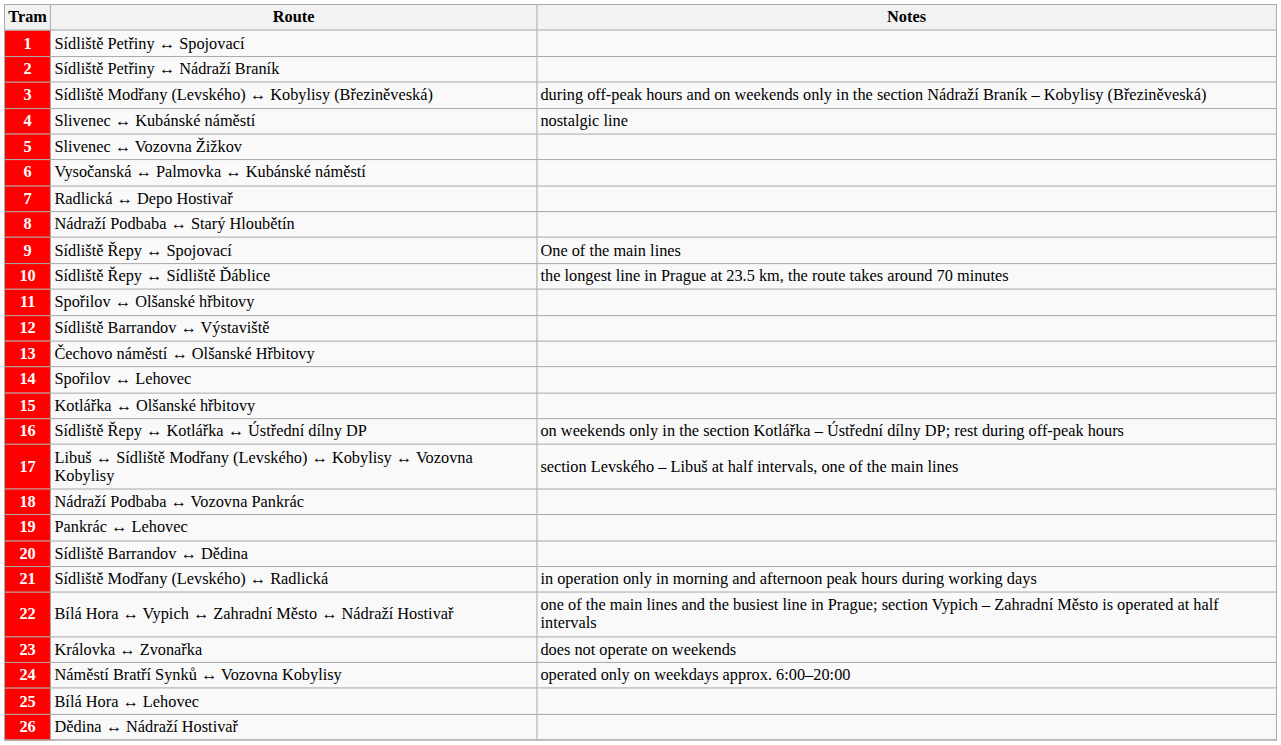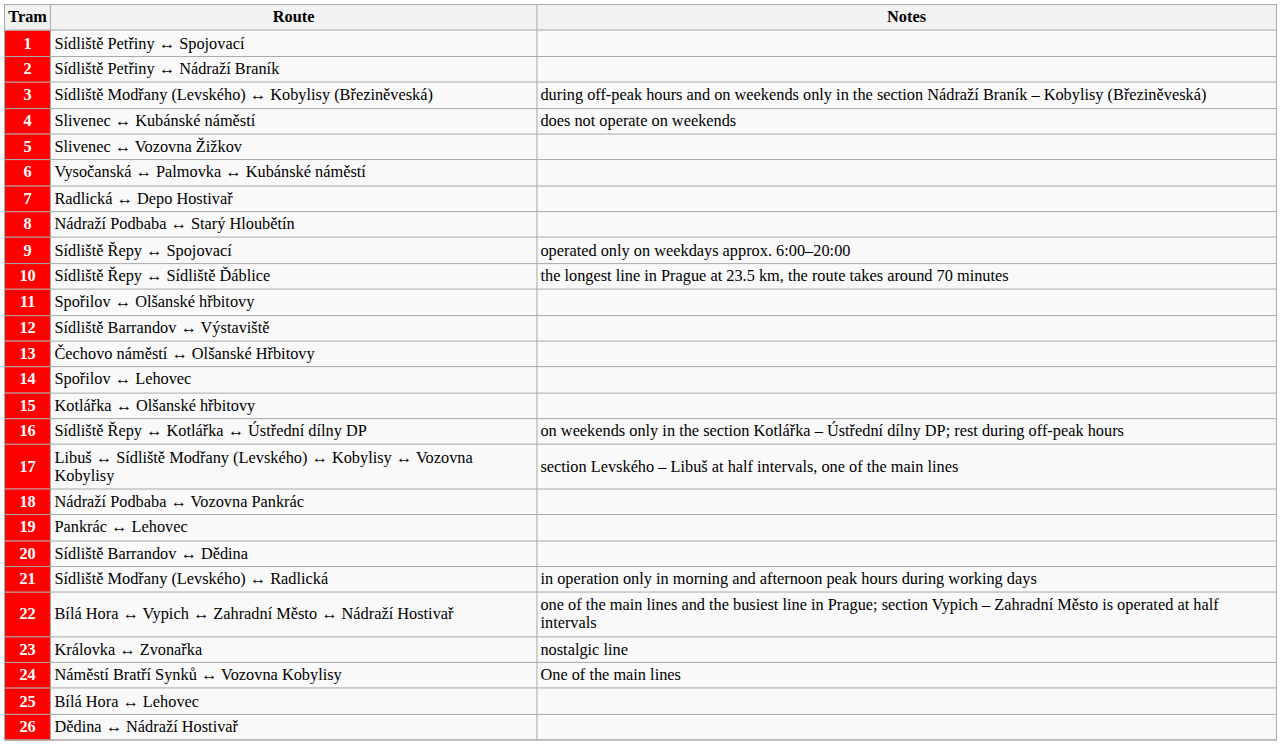(584, 120) nostalgic line -> (638, 120) does not operate on weekends
(611, 250) One of the main lines -> (695, 250) operated only on weekdays approx. 6:00–20:00
(638, 649) does not operate on weekends -> (584, 649) nostalgic line
(695, 675) operated only on weekdays approx. 6:00–20:00 -> (611, 675) One of the main lines
